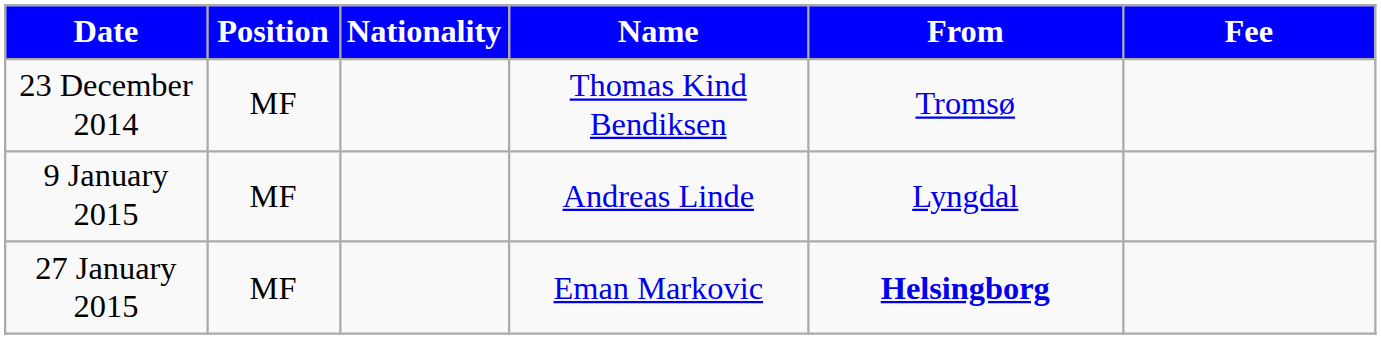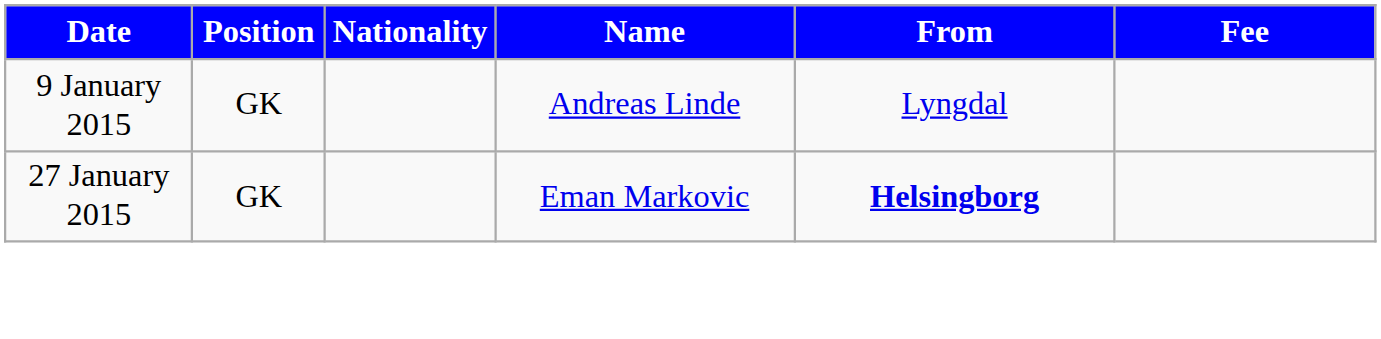- row: (106, 104)
(273, 195) MF -> (259, 104) GK
(273, 287) MF -> (259, 195) GK
